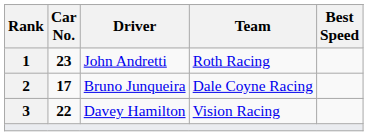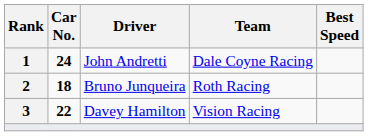(64, 60) 23 -> (64, 60) 24
(231, 60) Roth Racing -> (253, 60) Dale Coyne Racing
(64, 86) 17 -> (64, 86) 18
(253, 86) Dale Coyne Racing -> (231, 86) Roth Racing
